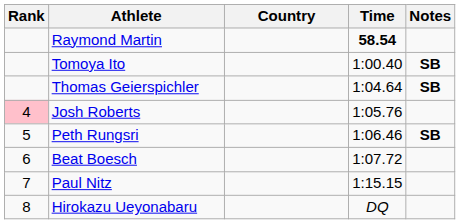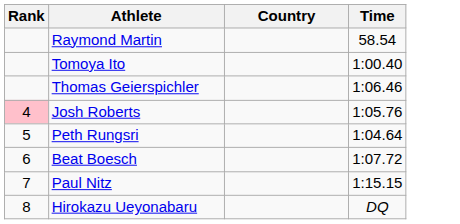- column: (430, 16)
(377, 40) bold -> (377, 40) normal
(377, 87) 1:04.64 -> (377, 87) 1:06.46
(377, 135) 1:06.46 -> (377, 135) 1:04.64
